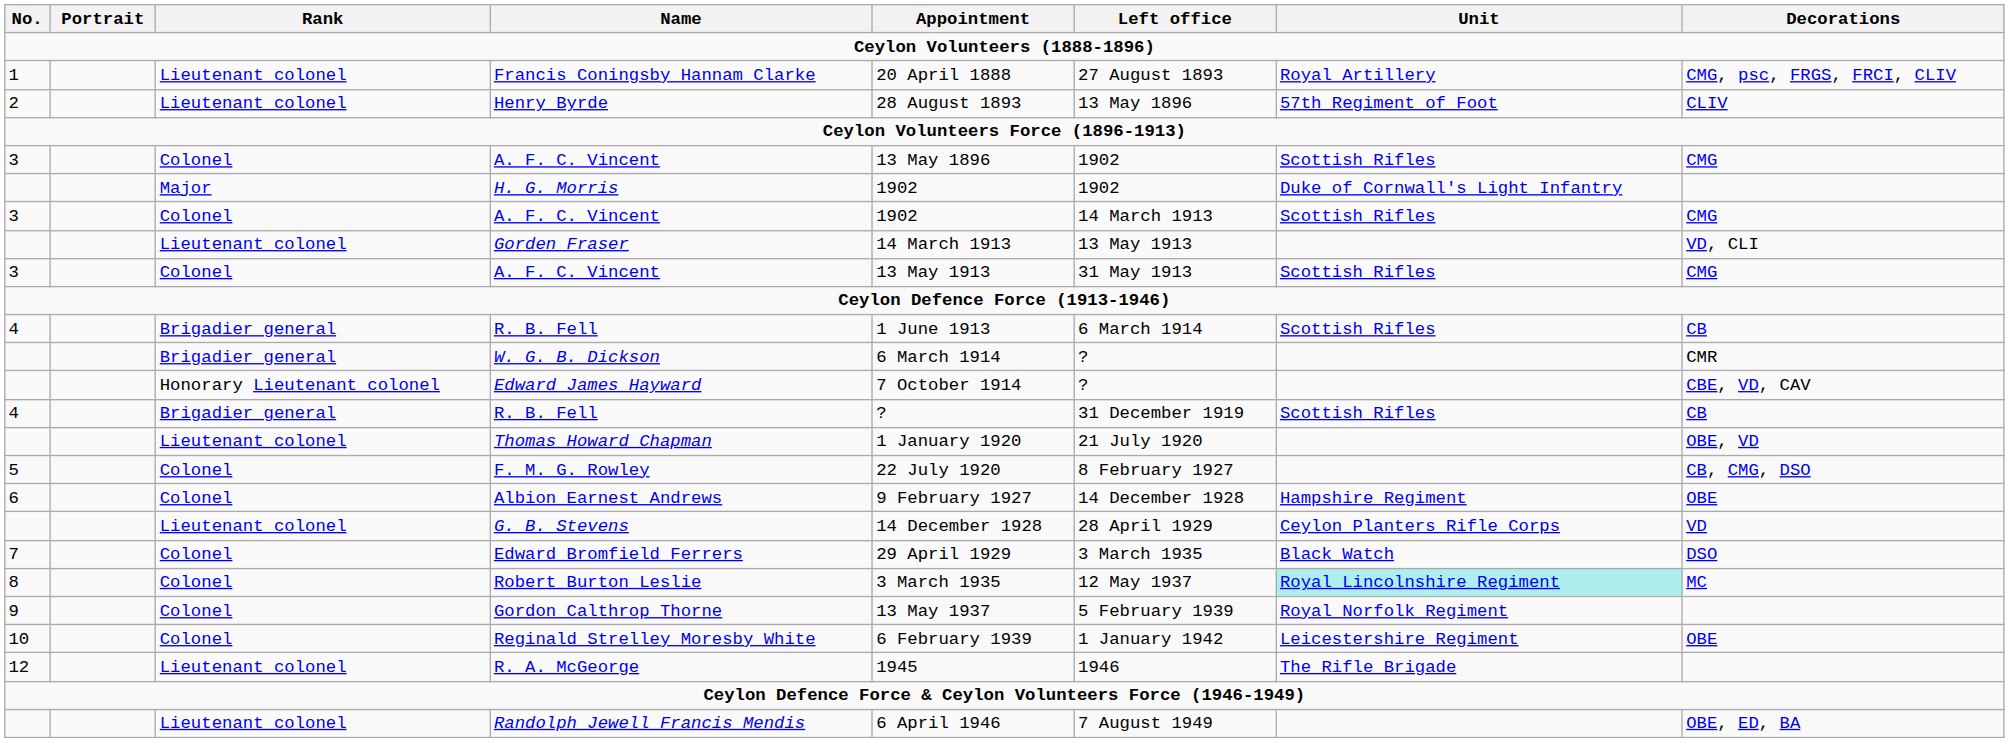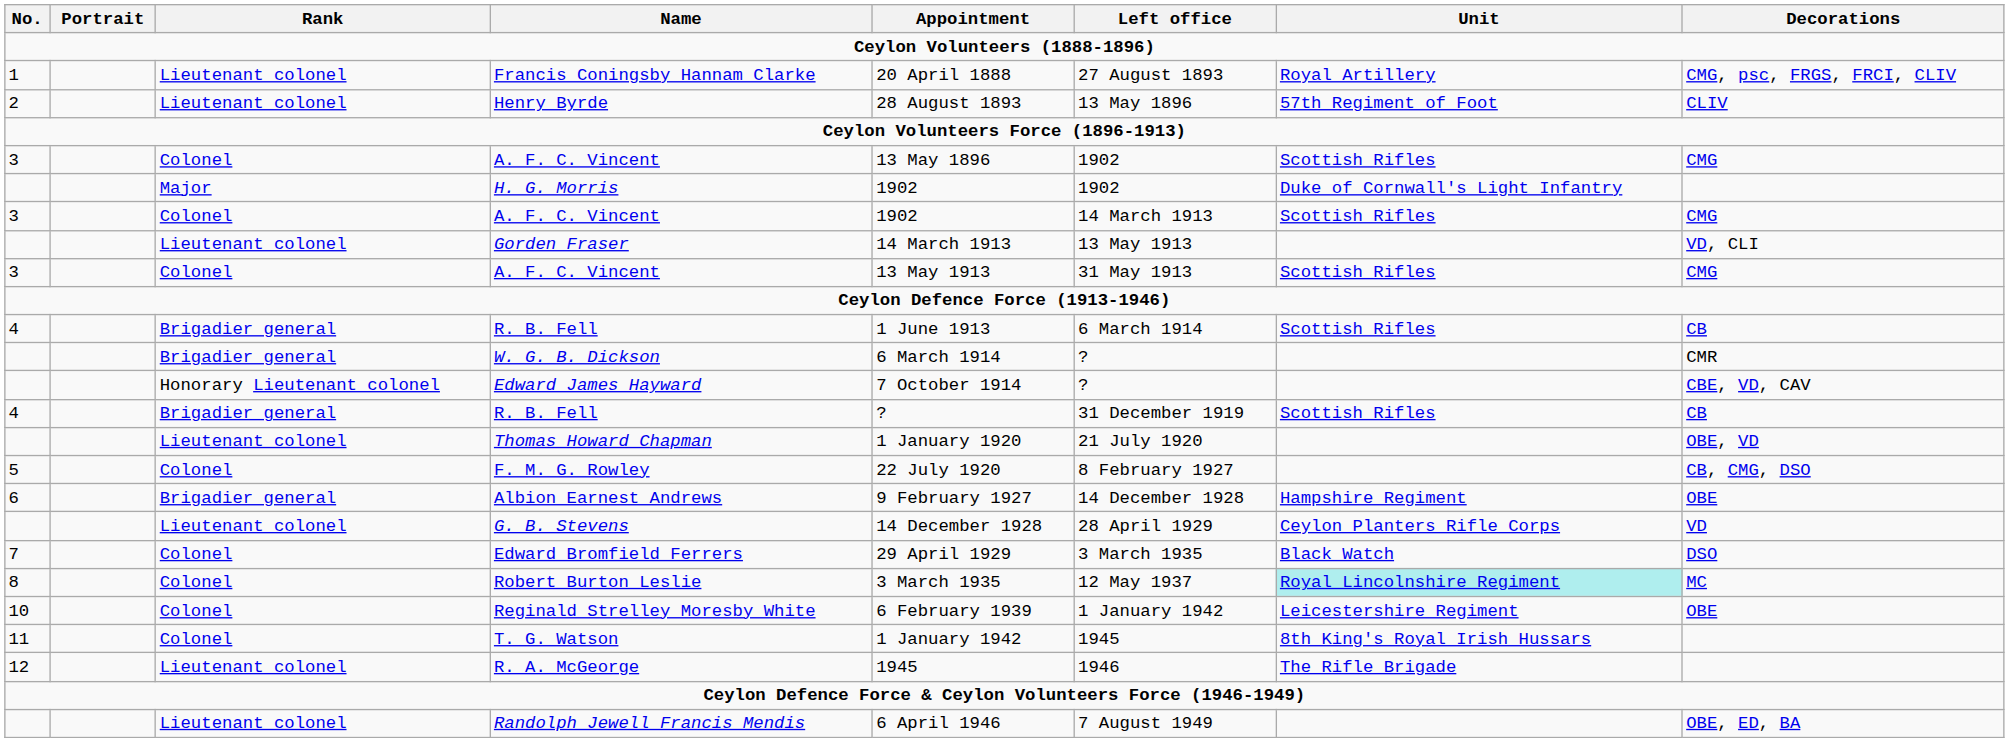(196, 498) Colonel -> (248, 498) Brigadier general
- row: (14, 611)
+ row: (19, 639)
